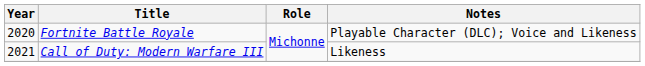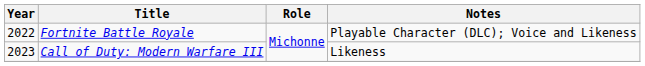(21, 33) 2020 -> (21, 33) 2022
(21, 52) 2021 -> (21, 52) 2023
